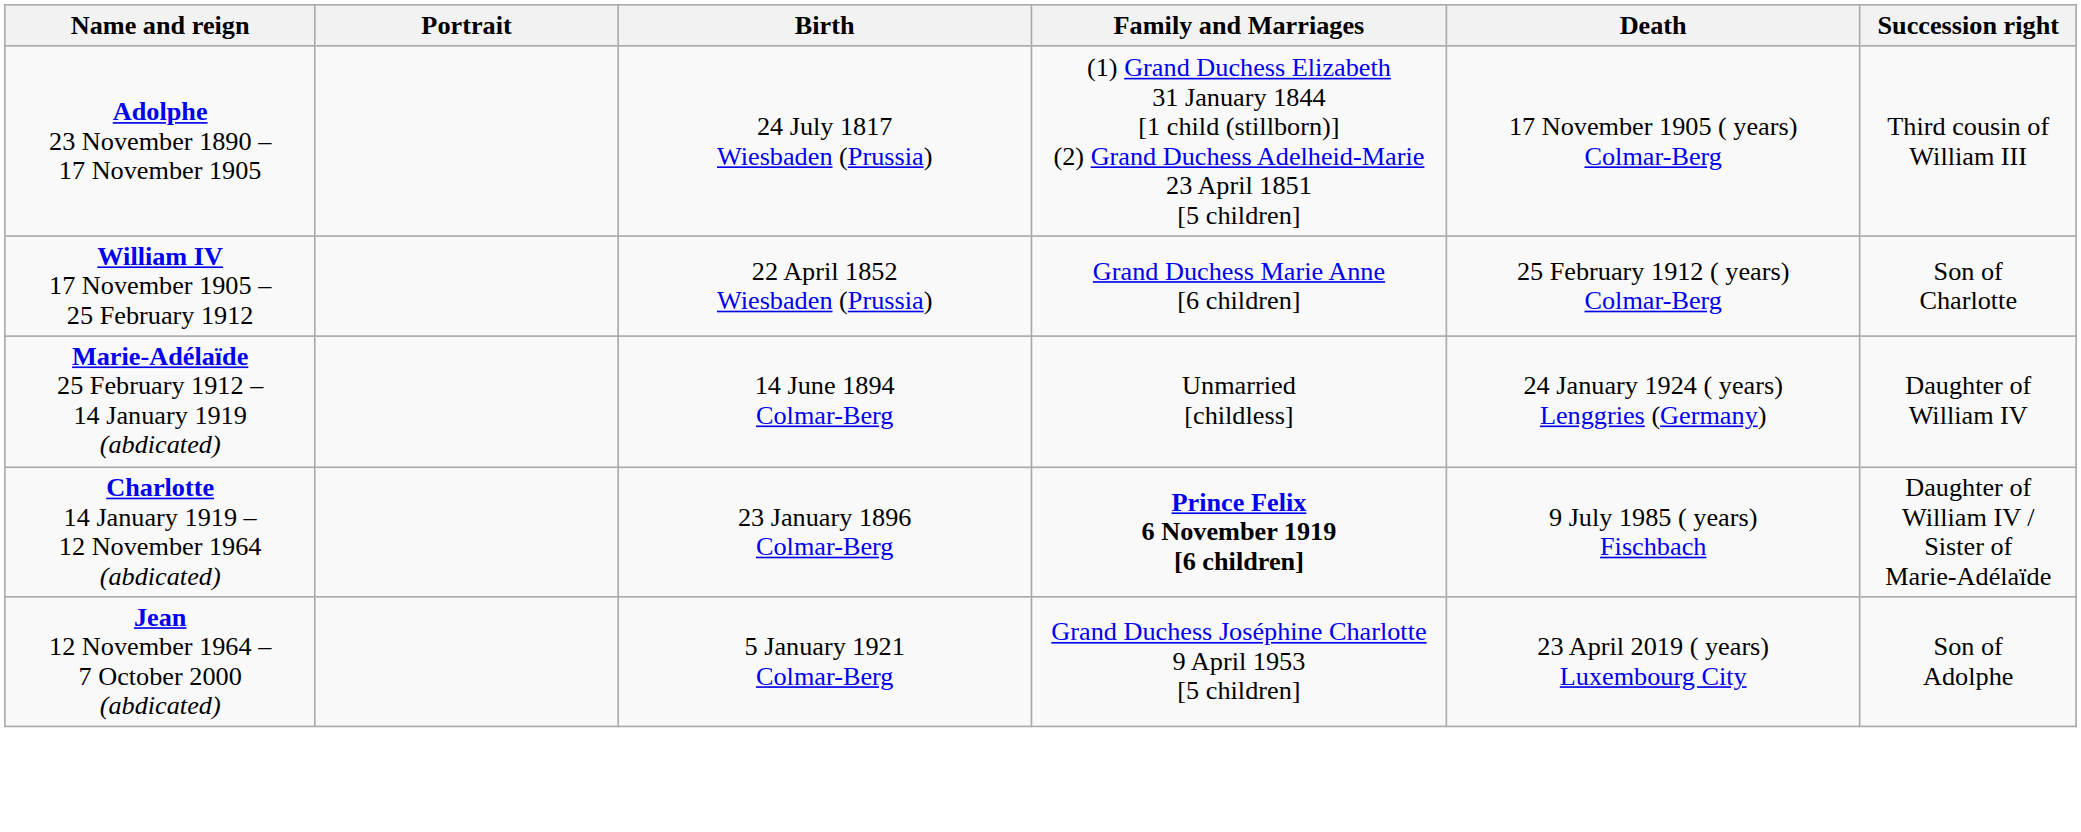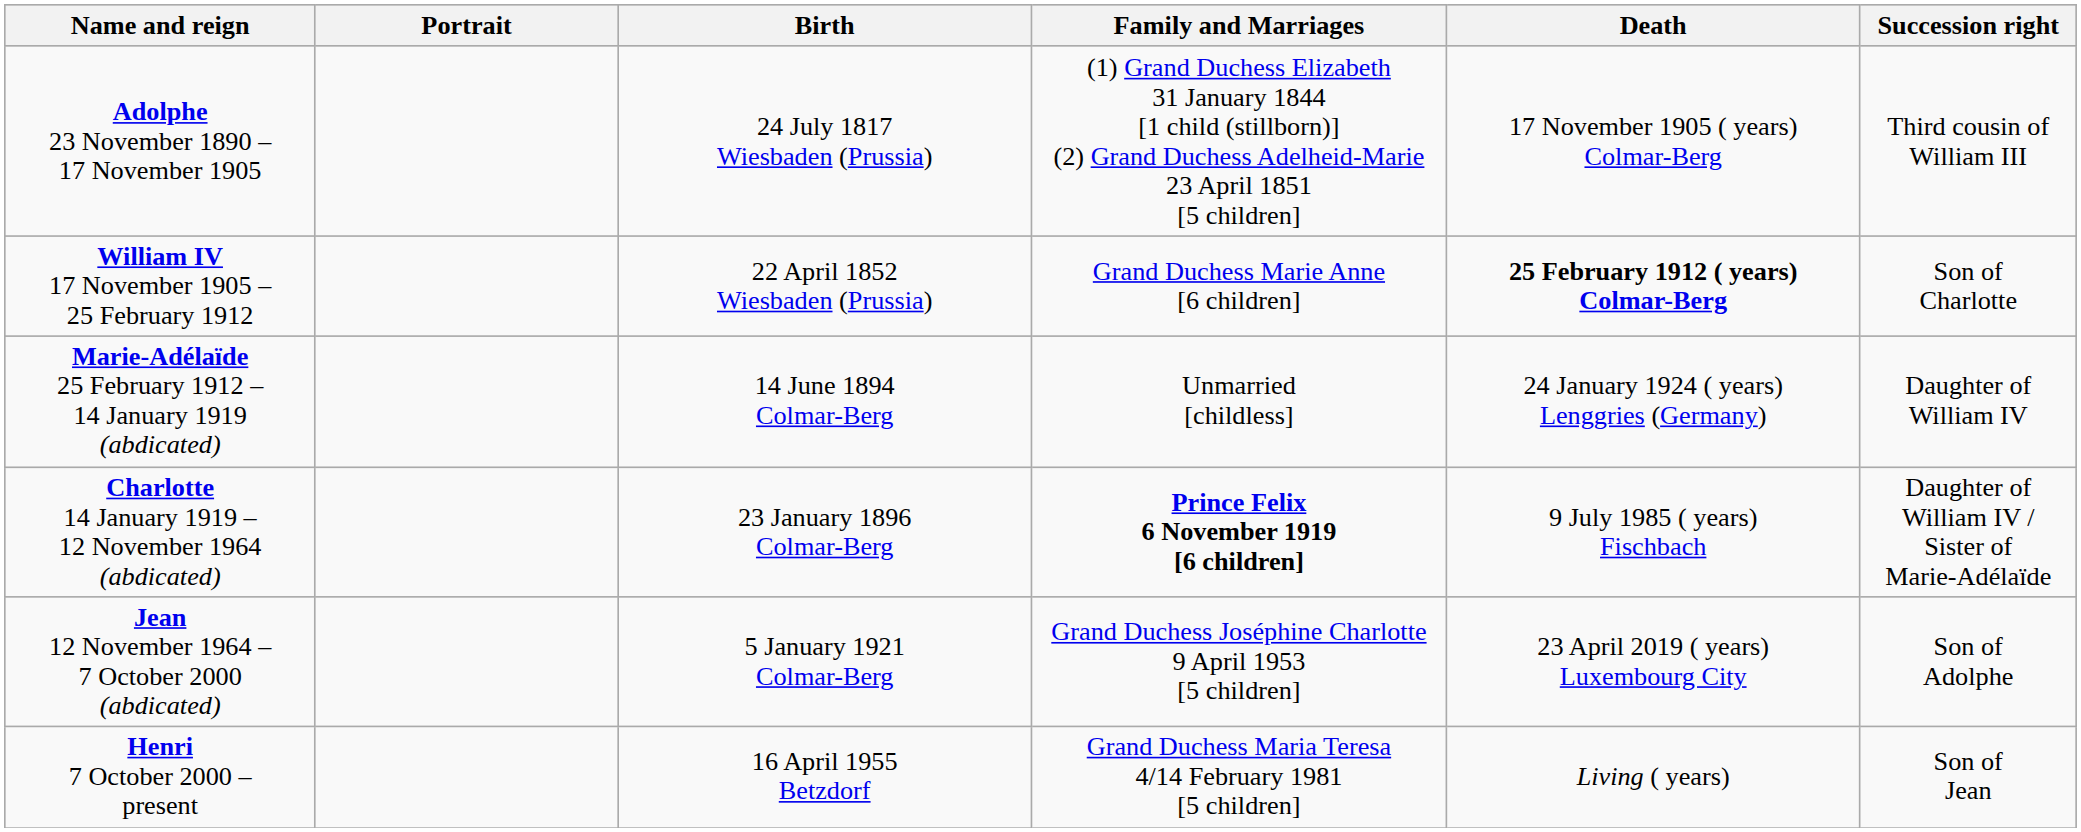(1653, 285) normal -> (1653, 285) bold
+ row: (160, 776)
